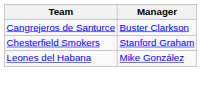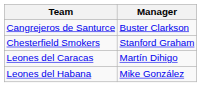+ row: (50, 58)
